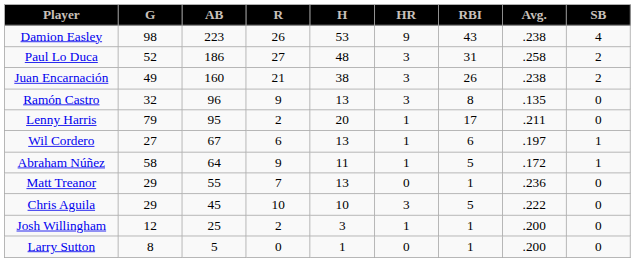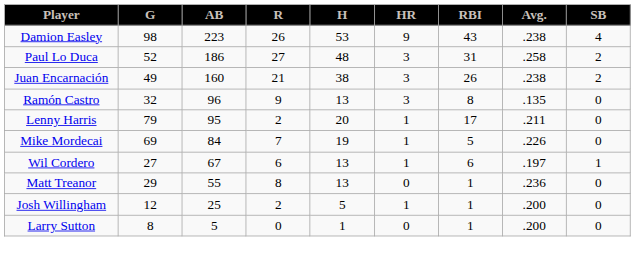+ row: (61, 141)
- row: (61, 162)
(278, 183) 7 -> (278, 183) 8
- row: (61, 204)
(342, 225) 3 -> (342, 204) 5
